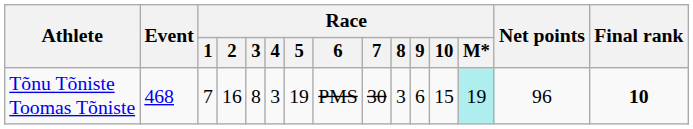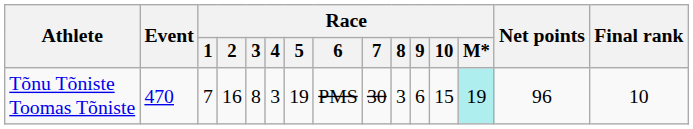(159, 96) 468 -> (159, 96) 470
(639, 96) bold -> (639, 96) normal
